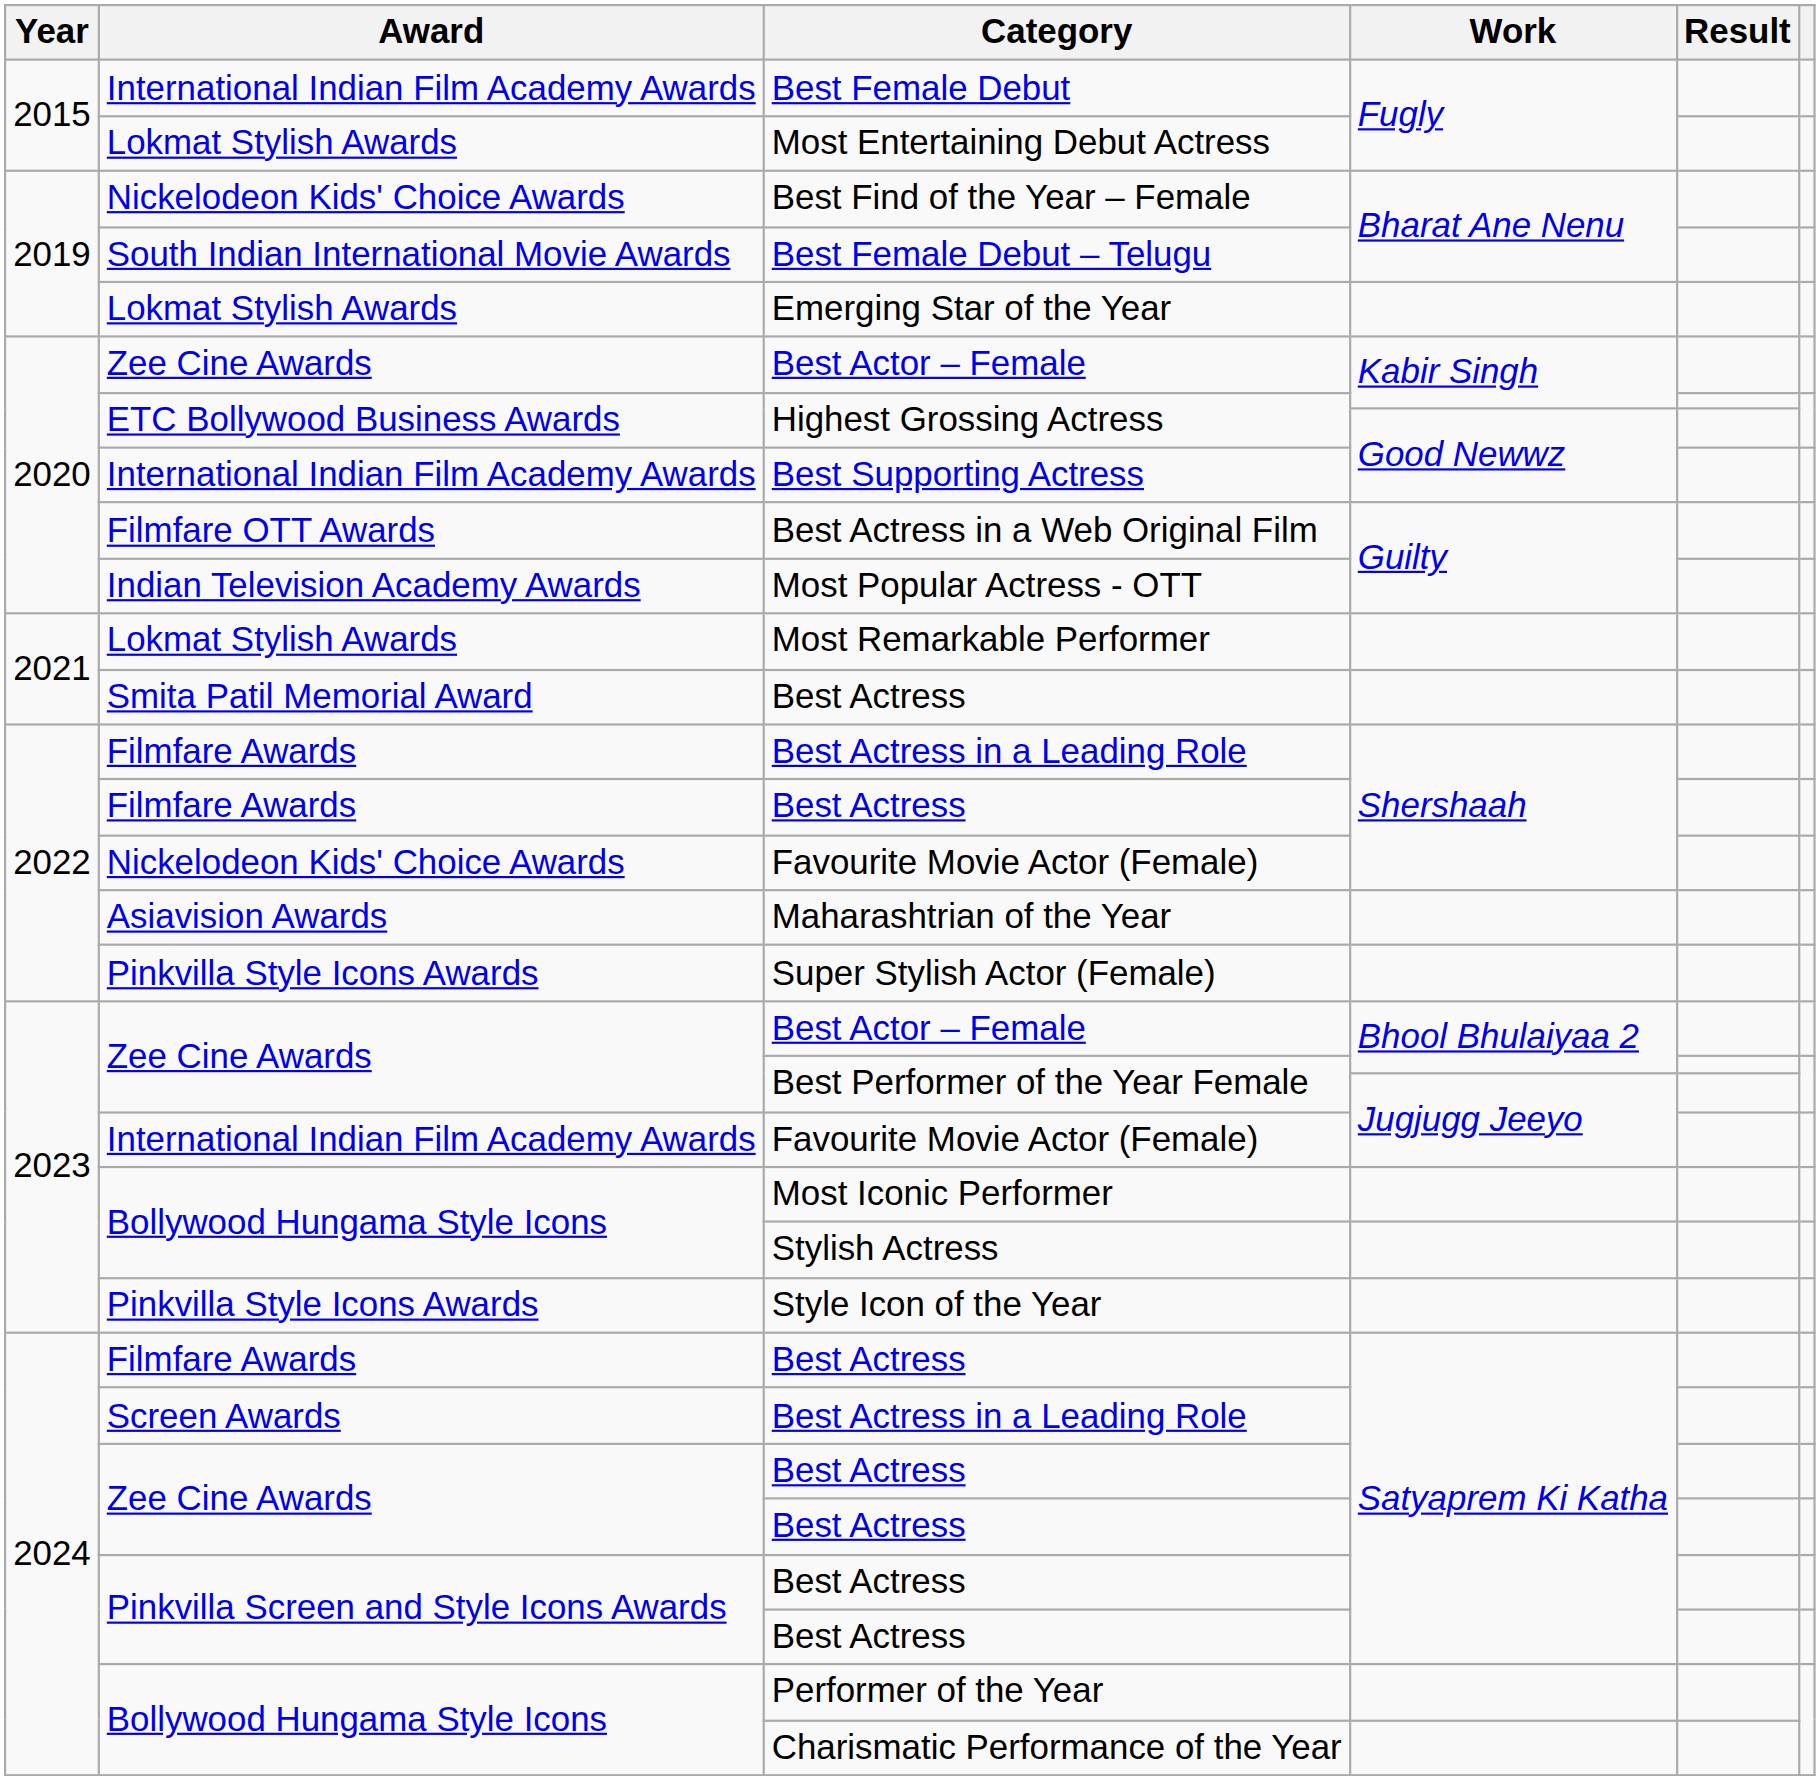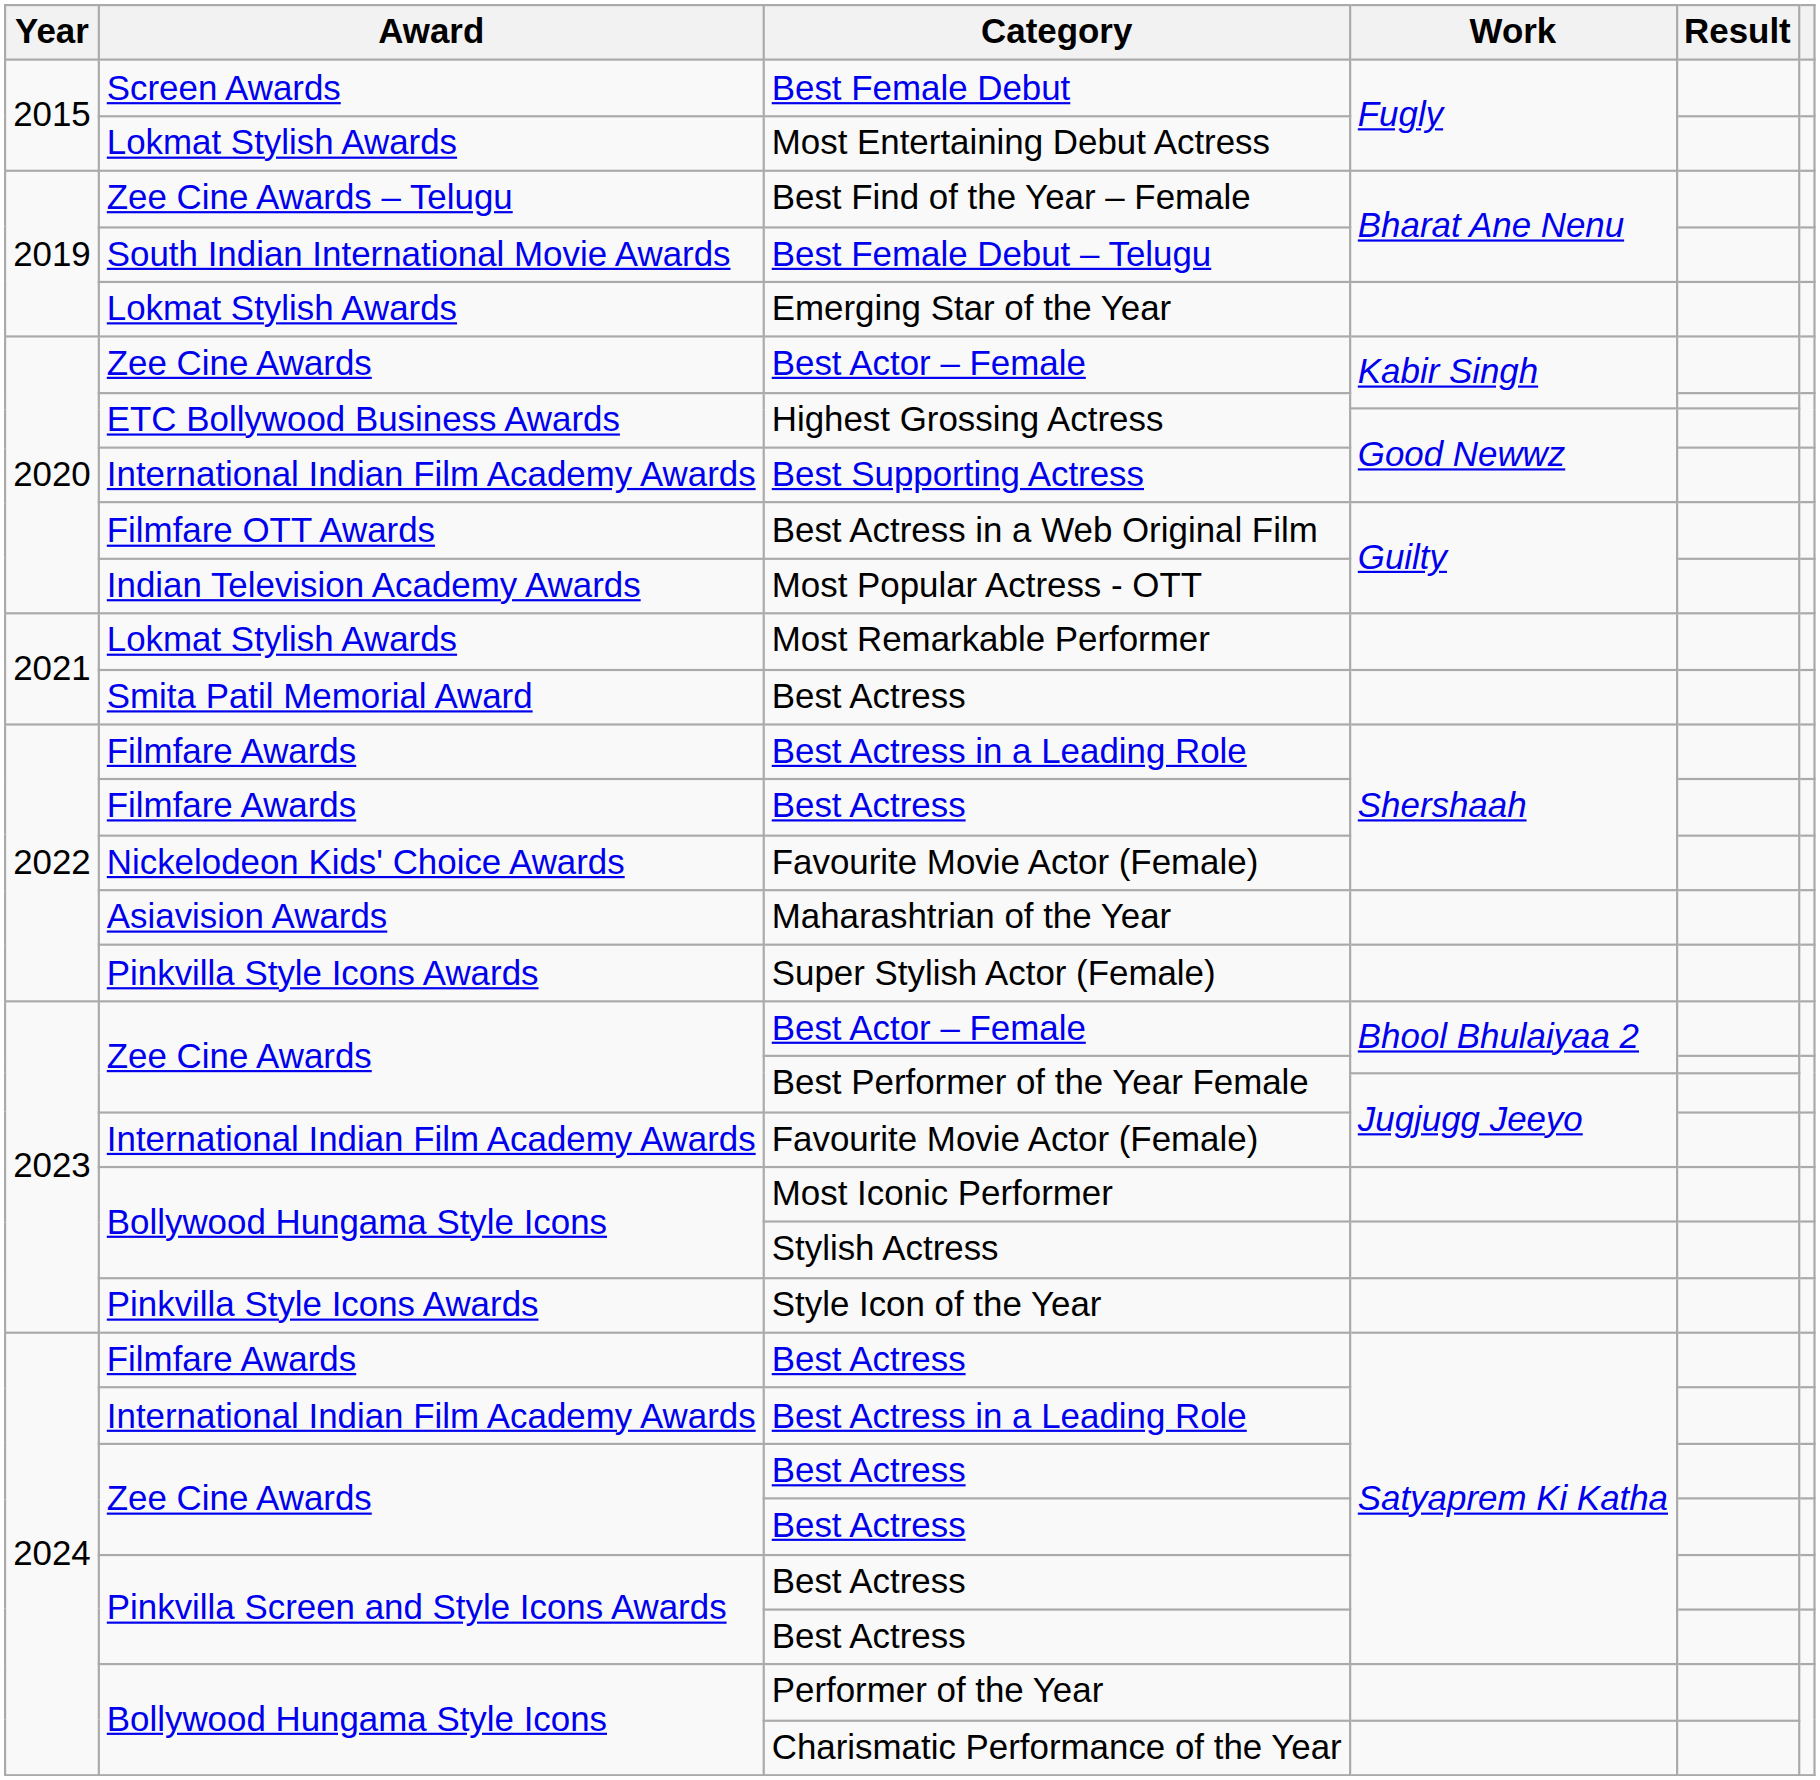(431, 87) International Indian Film Academy Awards -> (224, 87) Screen Awards
(366, 198) Nickelodeon Kids' Choice Awards -> (310, 198) Zee Cine Awards – Telugu
(224, 1415) Screen Awards -> (431, 1415) International Indian Film Academy Awards
